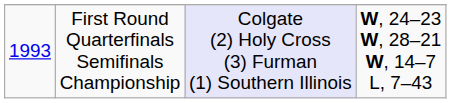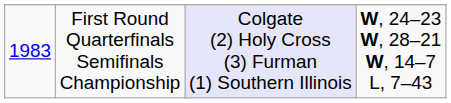(30, 51) 1993 -> (30, 51) 1983
